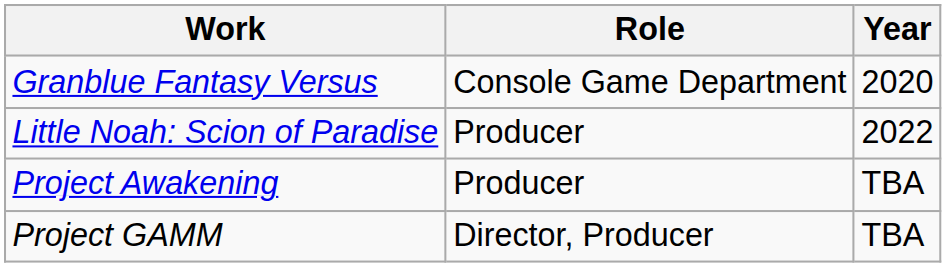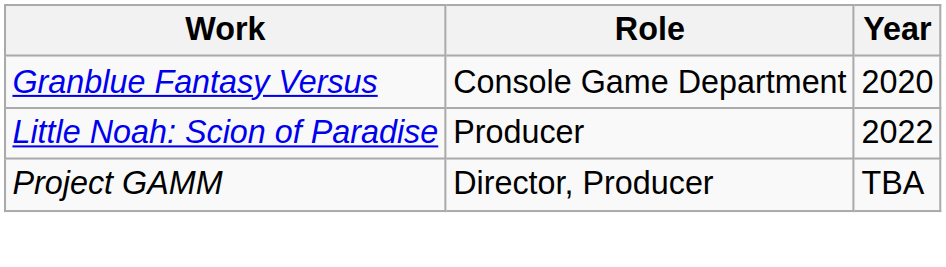- row: (145, 183)
